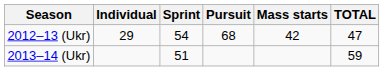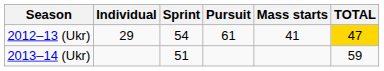(228, 35) 68 -> (228, 35) 61
(292, 35) 42 -> (292, 35) 41
(355, 35) no background -> (355, 35) gold background
